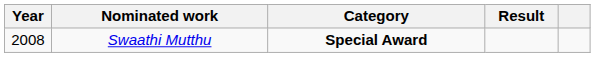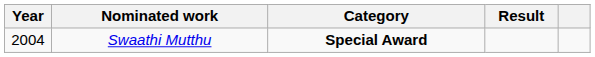(28, 40) 2008 -> (28, 40) 2004
